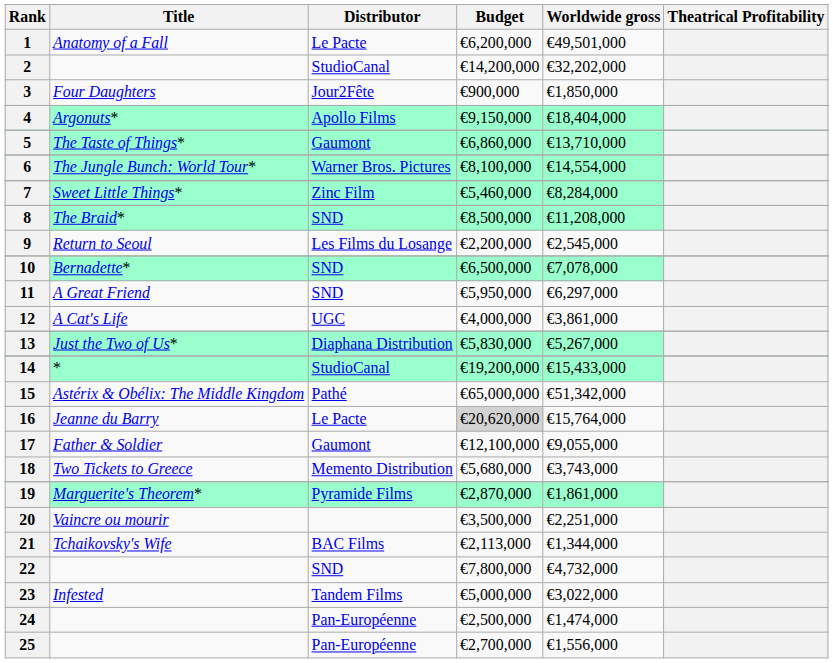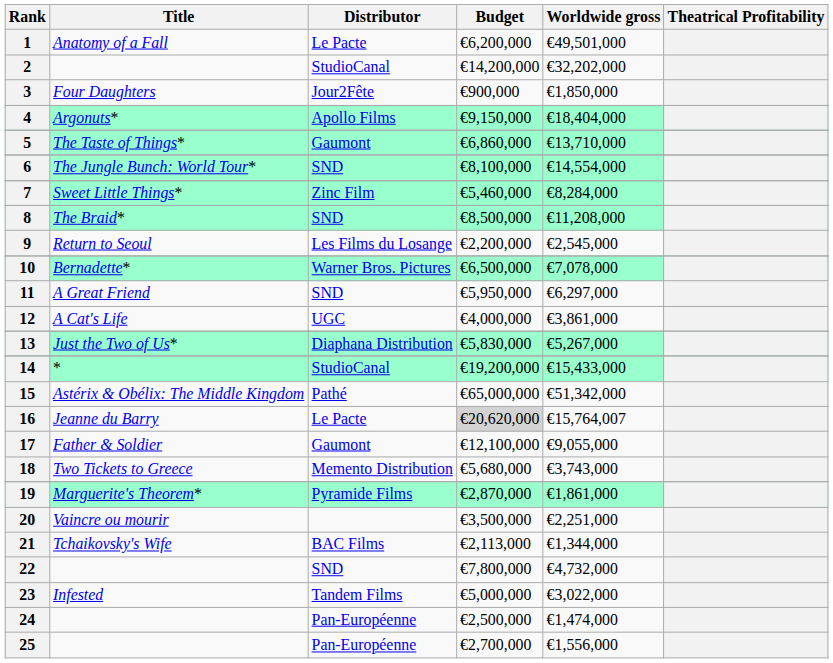(381, 167) Warner Bros. Pictures -> (327, 167) SND
(327, 268) SND -> (381, 268) Warner Bros. Pictures
(586, 419) €15,764,000 -> (586, 419) €15,764,007
